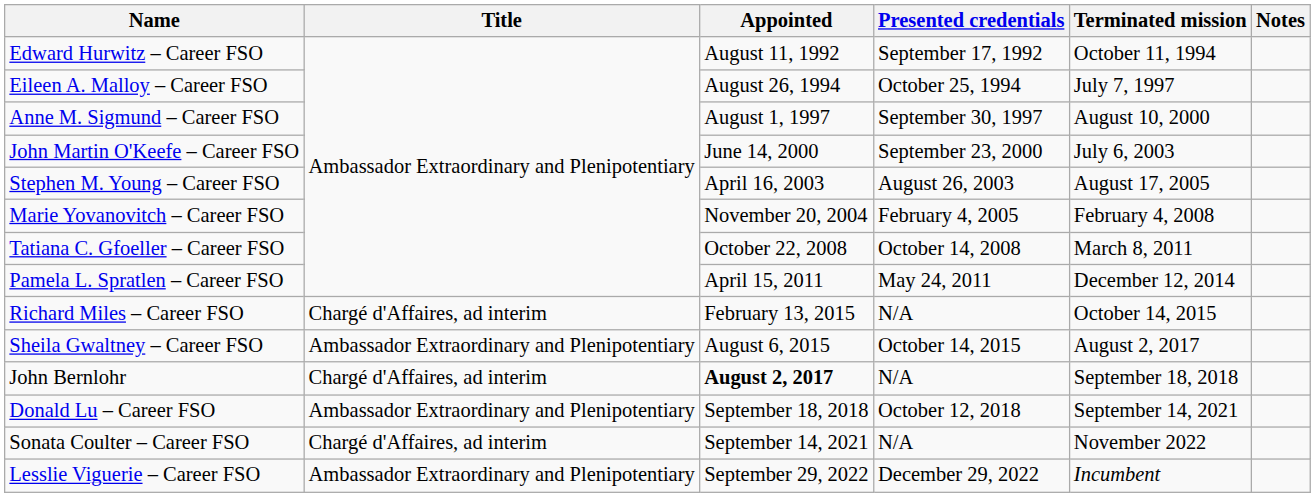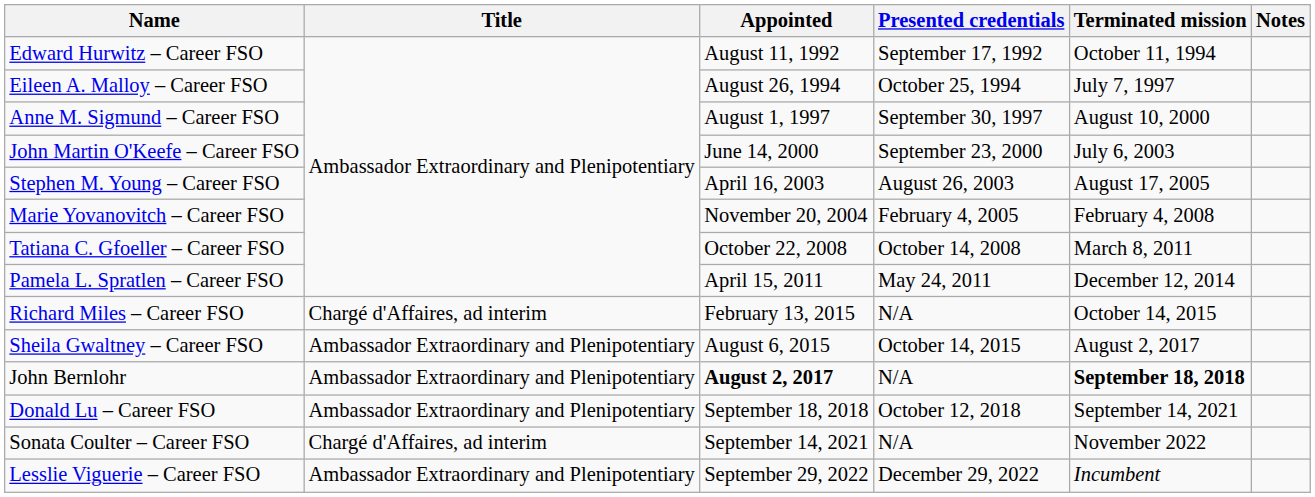(428, 378) Chargé d'Affaires, ad interim -> (502, 378) Ambassador Extraordinary and Plenipotentiary
(1156, 378) normal -> (1159, 378) bold
